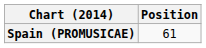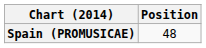(170, 33) 61 -> (170, 33) 48
